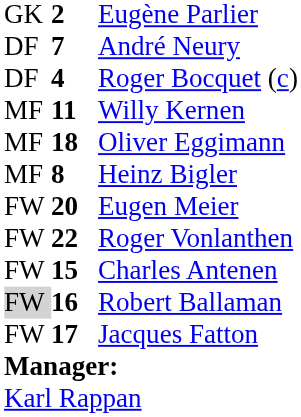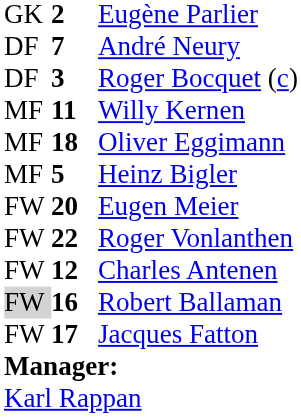(58, 78) 4 -> (58, 78) 3
(58, 174) 8 -> (58, 174) 5
(65, 270) 15 -> (65, 270) 12
